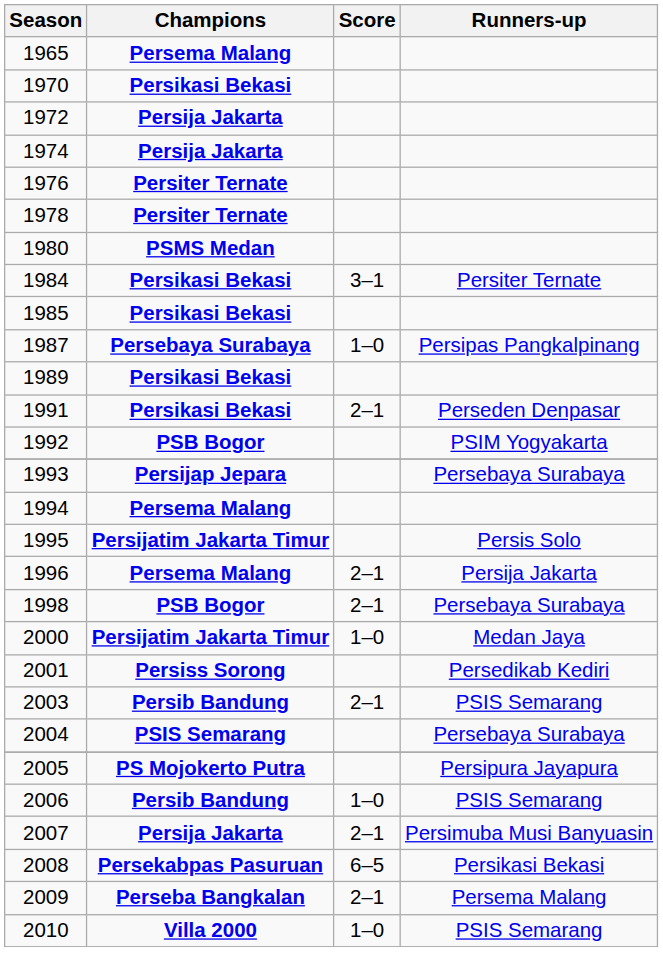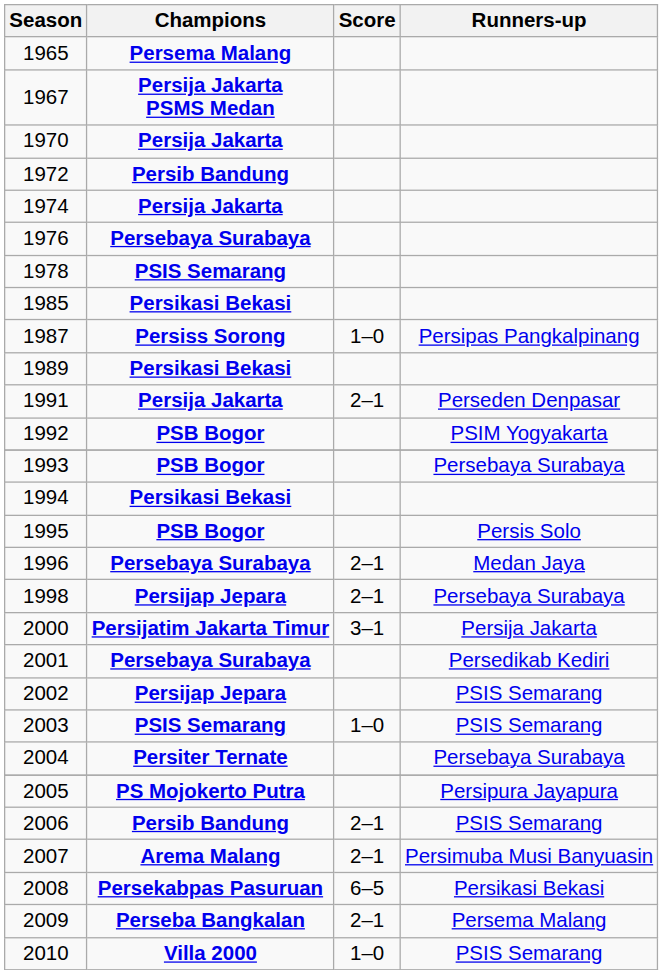+ row: (46, 97)
(210, 85) Persikasi Bekasi -> (210, 141) Persija Jakarta
(210, 118) Persija Jakarta -> (210, 173) Persib Bandung
(210, 183) Persiter Ternate -> (210, 238) Persebaya Surabaya
(210, 215) Persiter Ternate -> (210, 271) PSIS Semarang
- row: (46, 248)
- row: (46, 280)
(210, 345) Persebaya Surabaya -> (210, 336) Persiss Sorong
(210, 410) Persikasi Bekasi -> (210, 401) Persija Jakarta
(210, 475) Persijap Jepara -> (210, 466) PSB Bogor
(210, 507) Persema Malang -> (210, 498) Persikasi Bekasi
(210, 540) Persijatim Jakarta Timur -> (210, 530) PSB Bogor
(210, 572) Persema Malang -> (210, 563) Persebaya Surabaya
(529, 572) Persija Jakarta -> (529, 563) Medan Jaya
(210, 605) PSB Bogor -> (210, 595) Persijap Jepara
(367, 637) 1–0 -> (367, 628) 3–1
(529, 637) Medan Jaya -> (529, 628) Persija Jakarta
(210, 670) Persiss Sorong -> (210, 660) Persebaya Surabaya
+ row: (46, 693)
(210, 702) Persib Bandung -> (210, 725) PSIS Semarang
(367, 702) 2–1 -> (367, 725) 1–0
(210, 735) PSIS Semarang -> (210, 758) Persiter Ternate
(367, 800) 1–0 -> (367, 823) 2–1
(210, 832) Persija Jakarta -> (210, 855) Arema Malang
